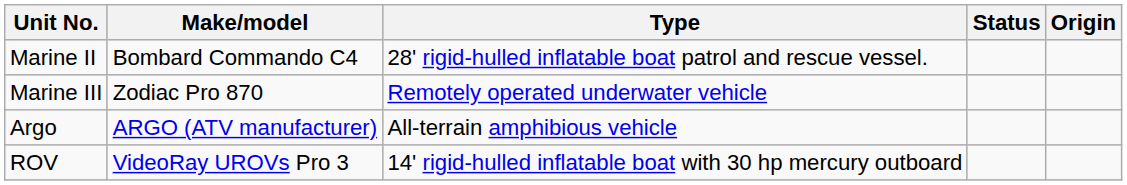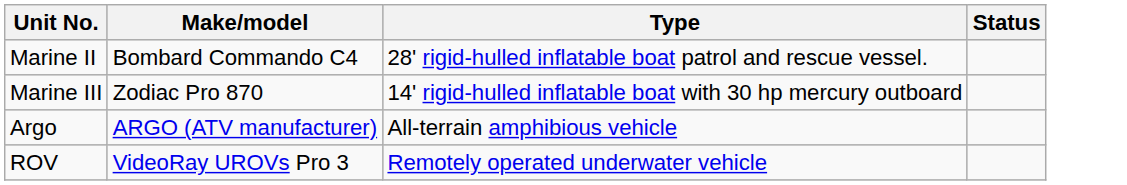- column: (1083, 22)
(577, 93) Remotely operated underwater vehicle -> (675, 93) 14' rigid-hulled inflatable boat with 30 hp mercury outboard
(675, 163) 14' rigid-hulled inflatable boat with 30 hp mercury outboard -> (577, 163) Remotely operated underwater vehicle
